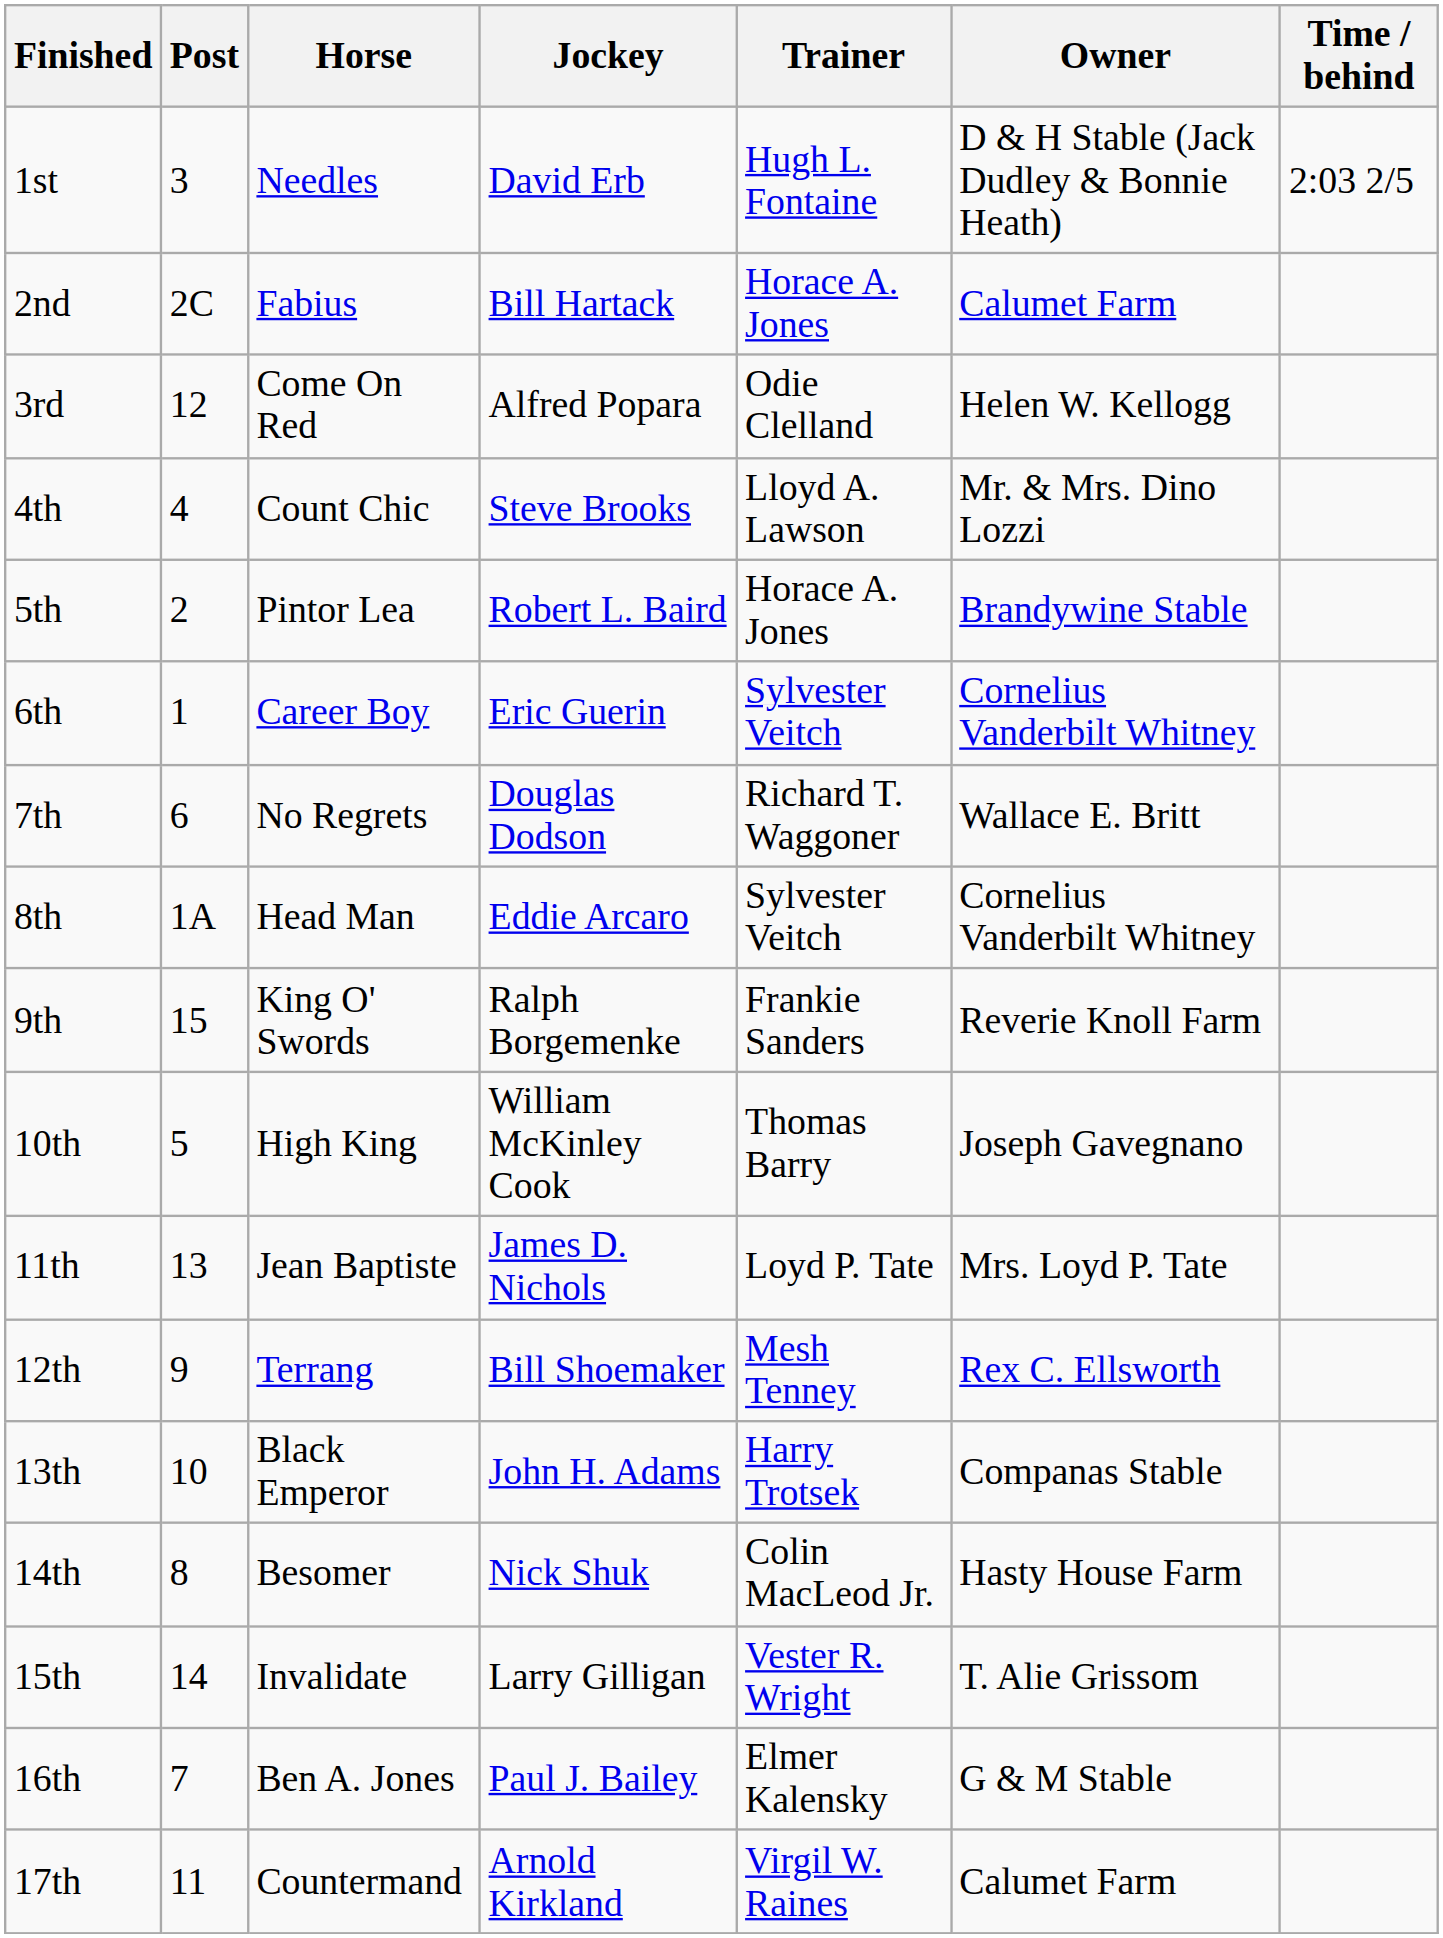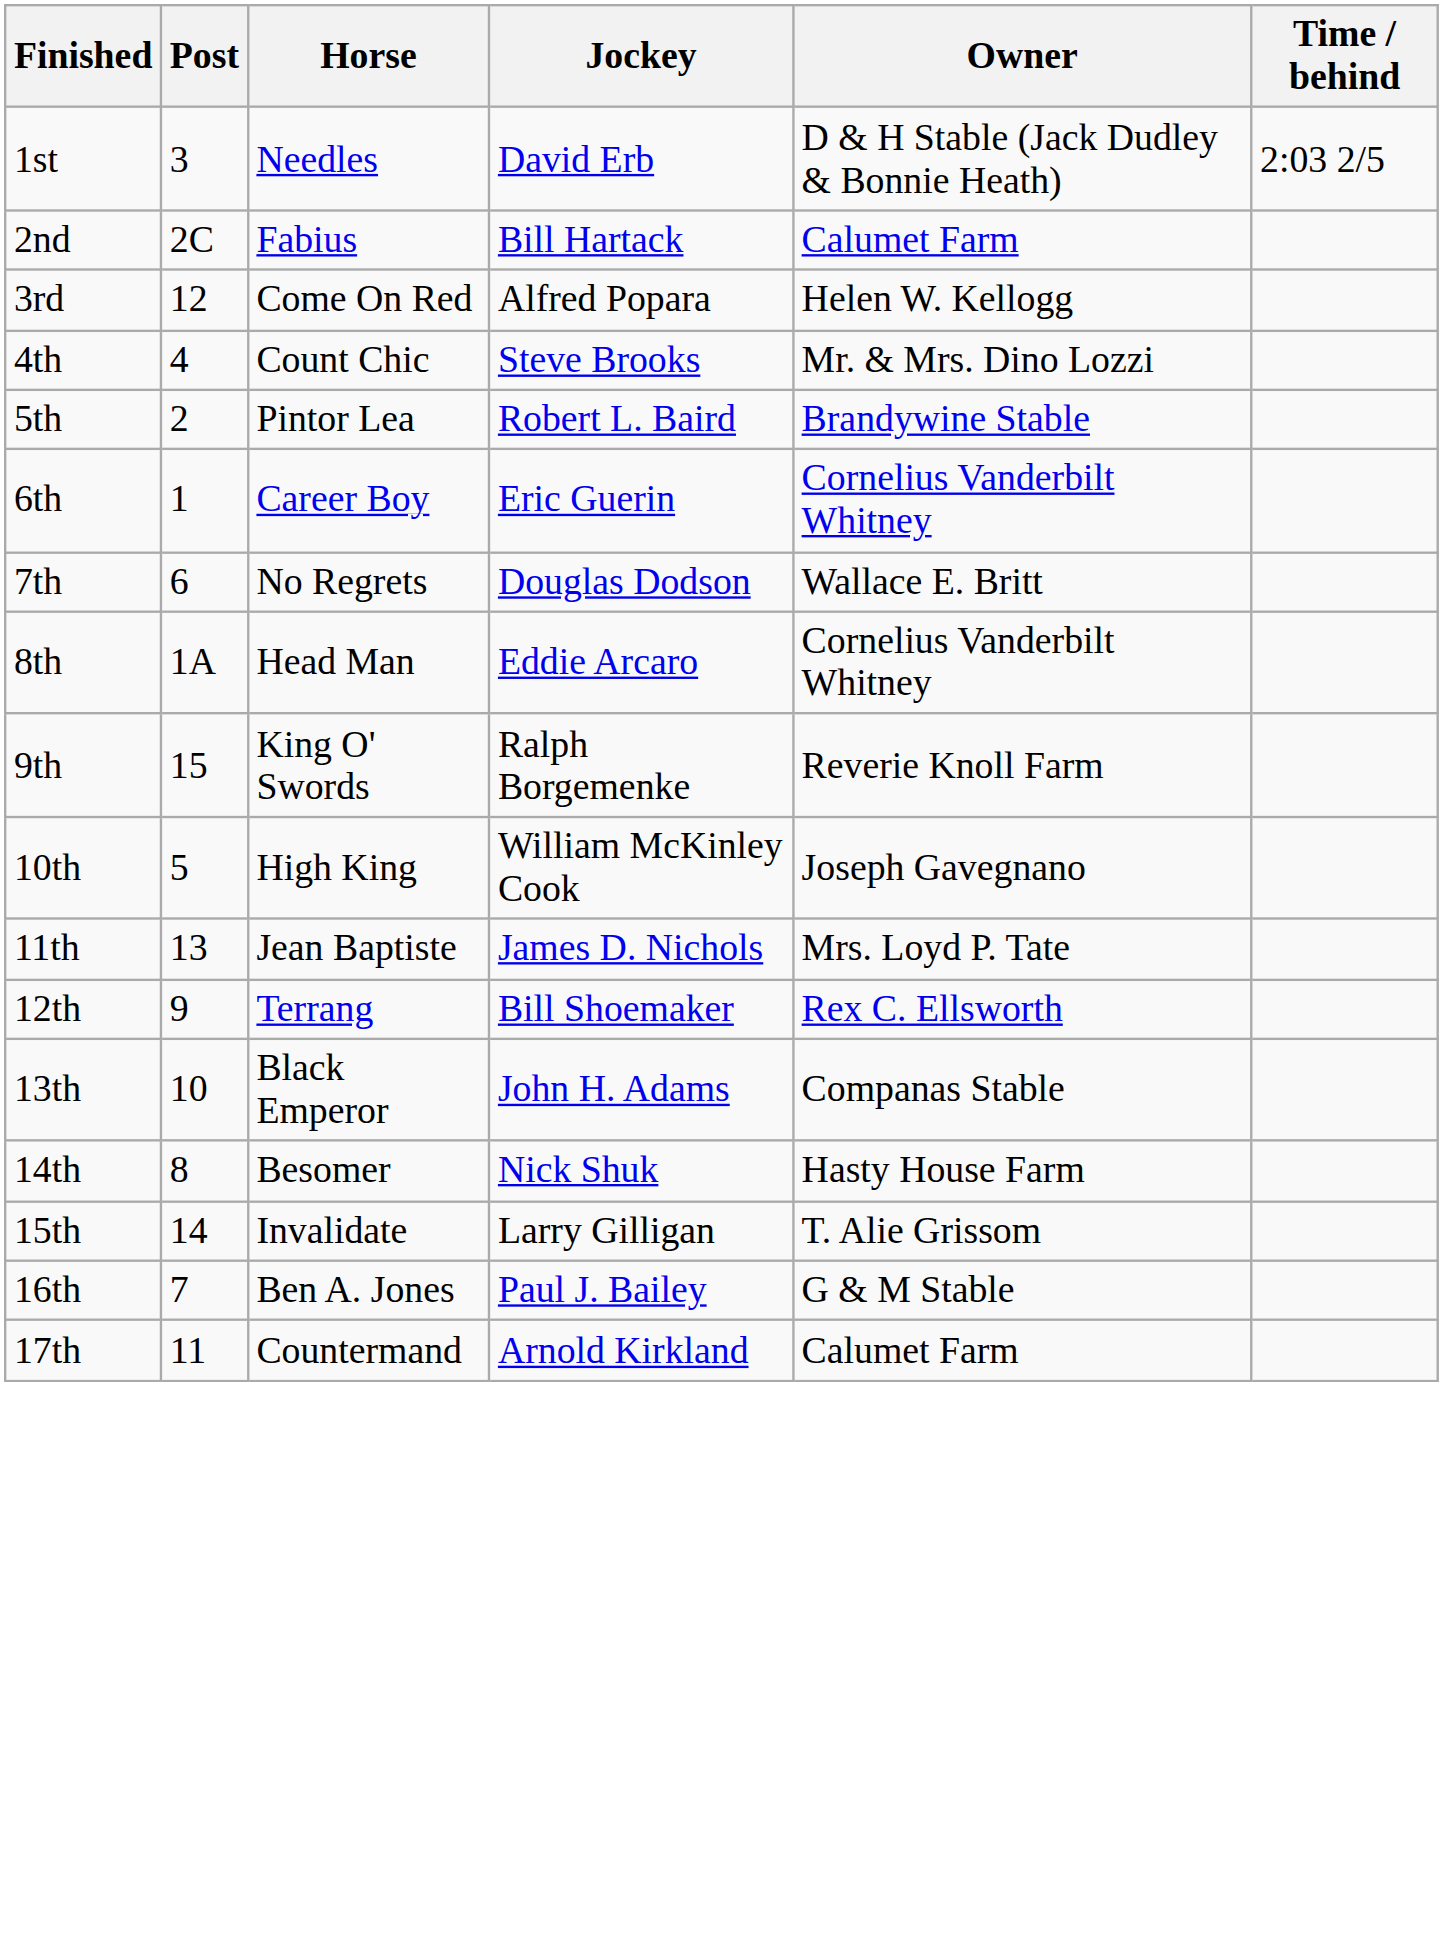- column: (843, 55)
